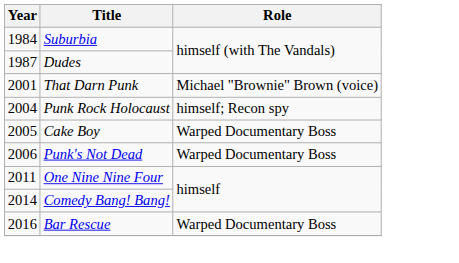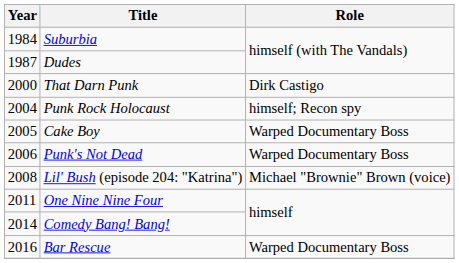(22, 85) 2001 -> (22, 85) 2000
(277, 85) Michael "Brownie" Brown (voice) -> (286, 85) Dirk Castigo
+ row: (143, 177)
